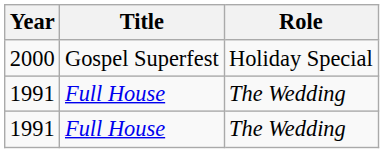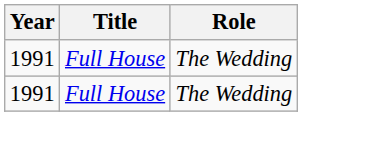- row: (32, 57)
